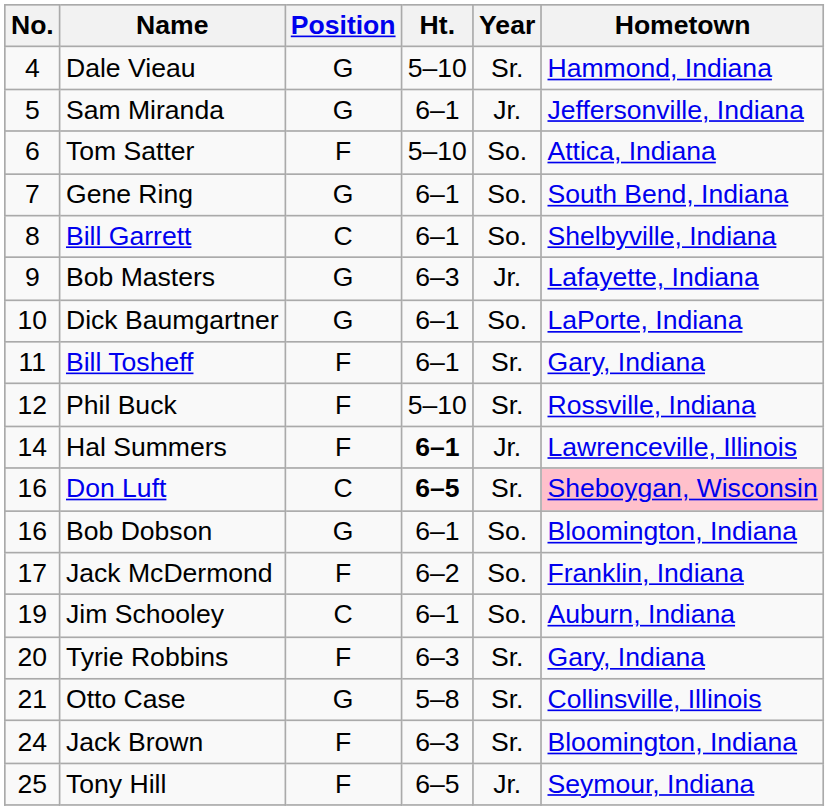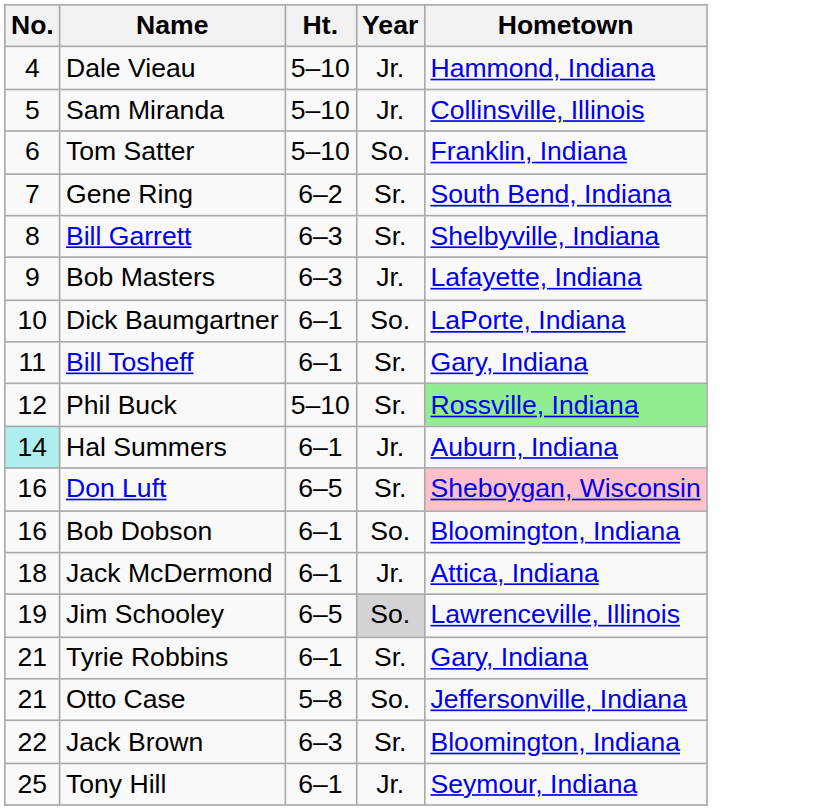- column: (343, 25)
(507, 67) Sr. -> (390, 67) Jr.
(437, 109) 6–1 -> (320, 109) 5–10
(676, 109) Jeffersonville, Indiana -> (538, 109) Collinsville, Illinois
(632, 151) Attica, Indiana -> (529, 151) Franklin, Indiana
(437, 194) 6–1 -> (320, 194) 6–2
(507, 194) So. -> (390, 194) Sr.
(437, 236) 6–1 -> (320, 236) 6–3
(507, 236) So. -> (390, 236) Sr.
(652, 404) no background -> (535, 404) lightgreen background
(32, 446) no background -> (32, 446) paleturquoise background
(437, 446) bold -> (320, 446) normal
(672, 446) Lawrenceville, Illinois -> (524, 446) Auburn, Indiana
(437, 488) bold -> (320, 488) normal
(32, 573) 17 -> (32, 573) 18
(437, 573) 6–2 -> (320, 573) 6–1
(507, 573) So. -> (390, 573) Jr.
(646, 573) Franklin, Indiana -> (515, 573) Attica, Indiana
(437, 615) 6–1 -> (320, 615) 6–5
(507, 615) no background -> (390, 615) lightgrey background
(641, 615) Auburn, Indiana -> (555, 615) Lawrenceville, Illinois
(32, 657) 20 -> (32, 657) 21
(437, 657) 6–3 -> (320, 657) 6–1
(507, 699) Sr. -> (390, 699) So.
(655, 699) Collinsville, Illinois -> (559, 699) Jeffersonville, Indiana
(32, 741) 24 -> (32, 741) 22
(437, 783) 6–5 -> (320, 783) 6–1
